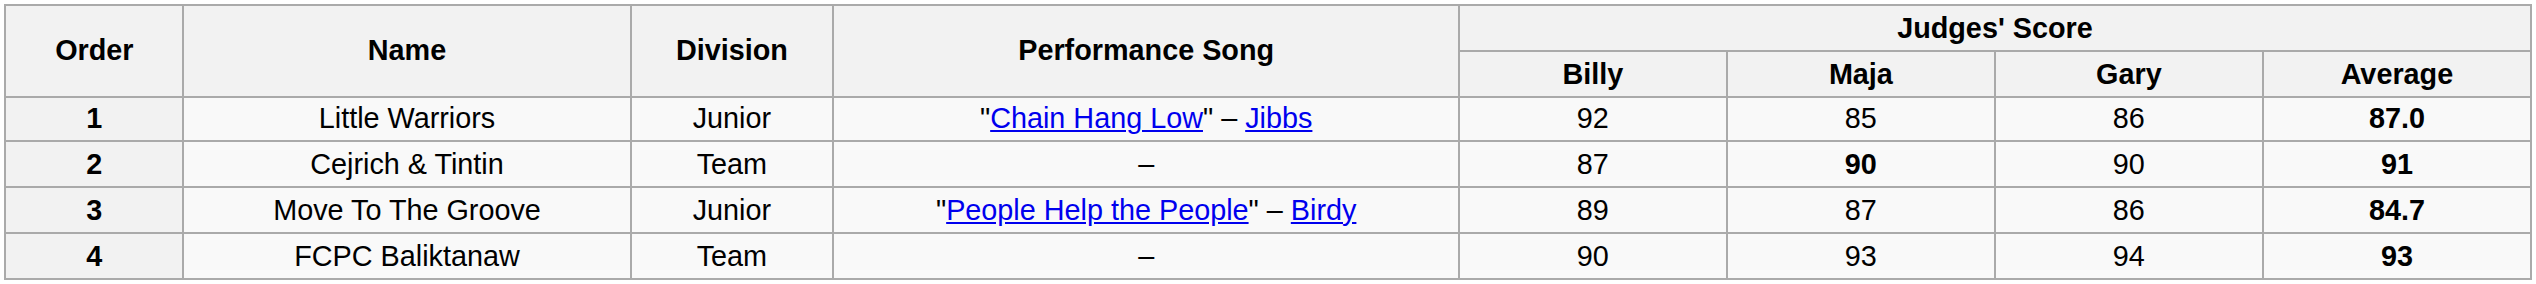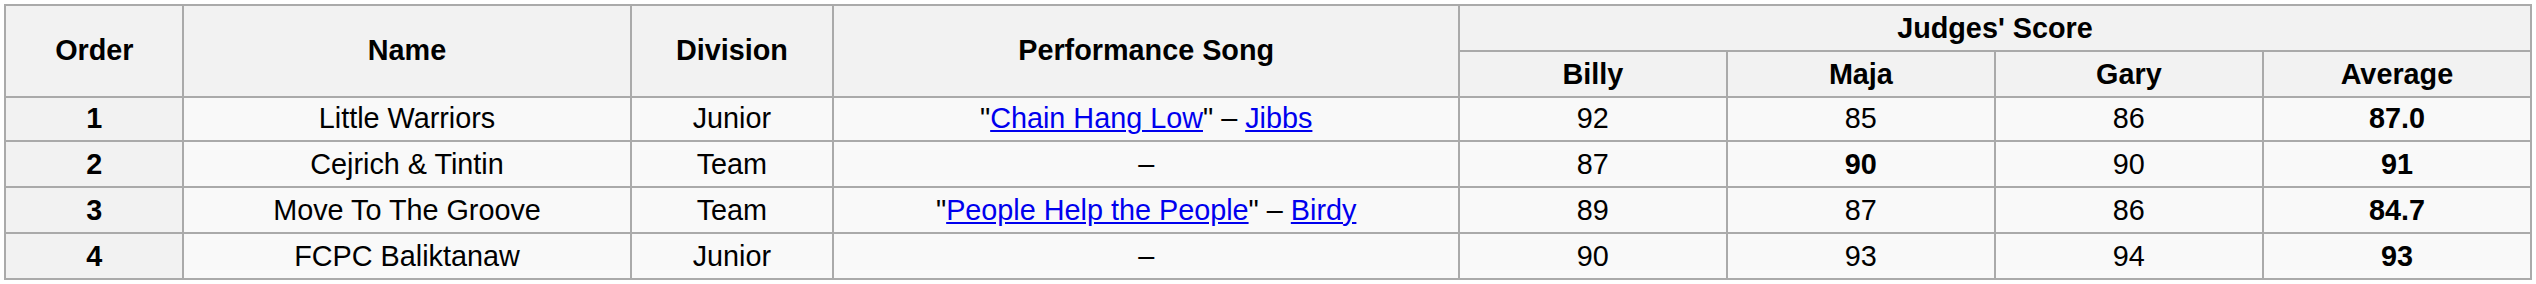(732, 210) Junior -> (732, 210) Team
(732, 256) Team -> (732, 256) Junior
